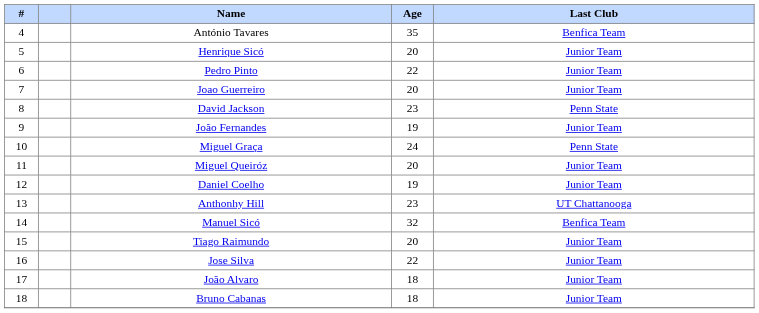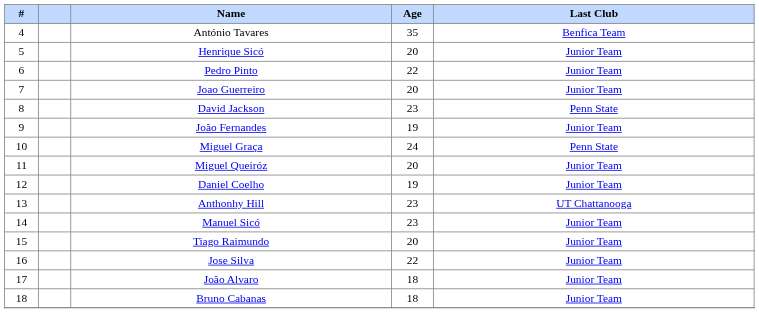(412, 222) 32 -> (412, 222) 23
(594, 222) Benfica Team -> (594, 222) Junior Team
